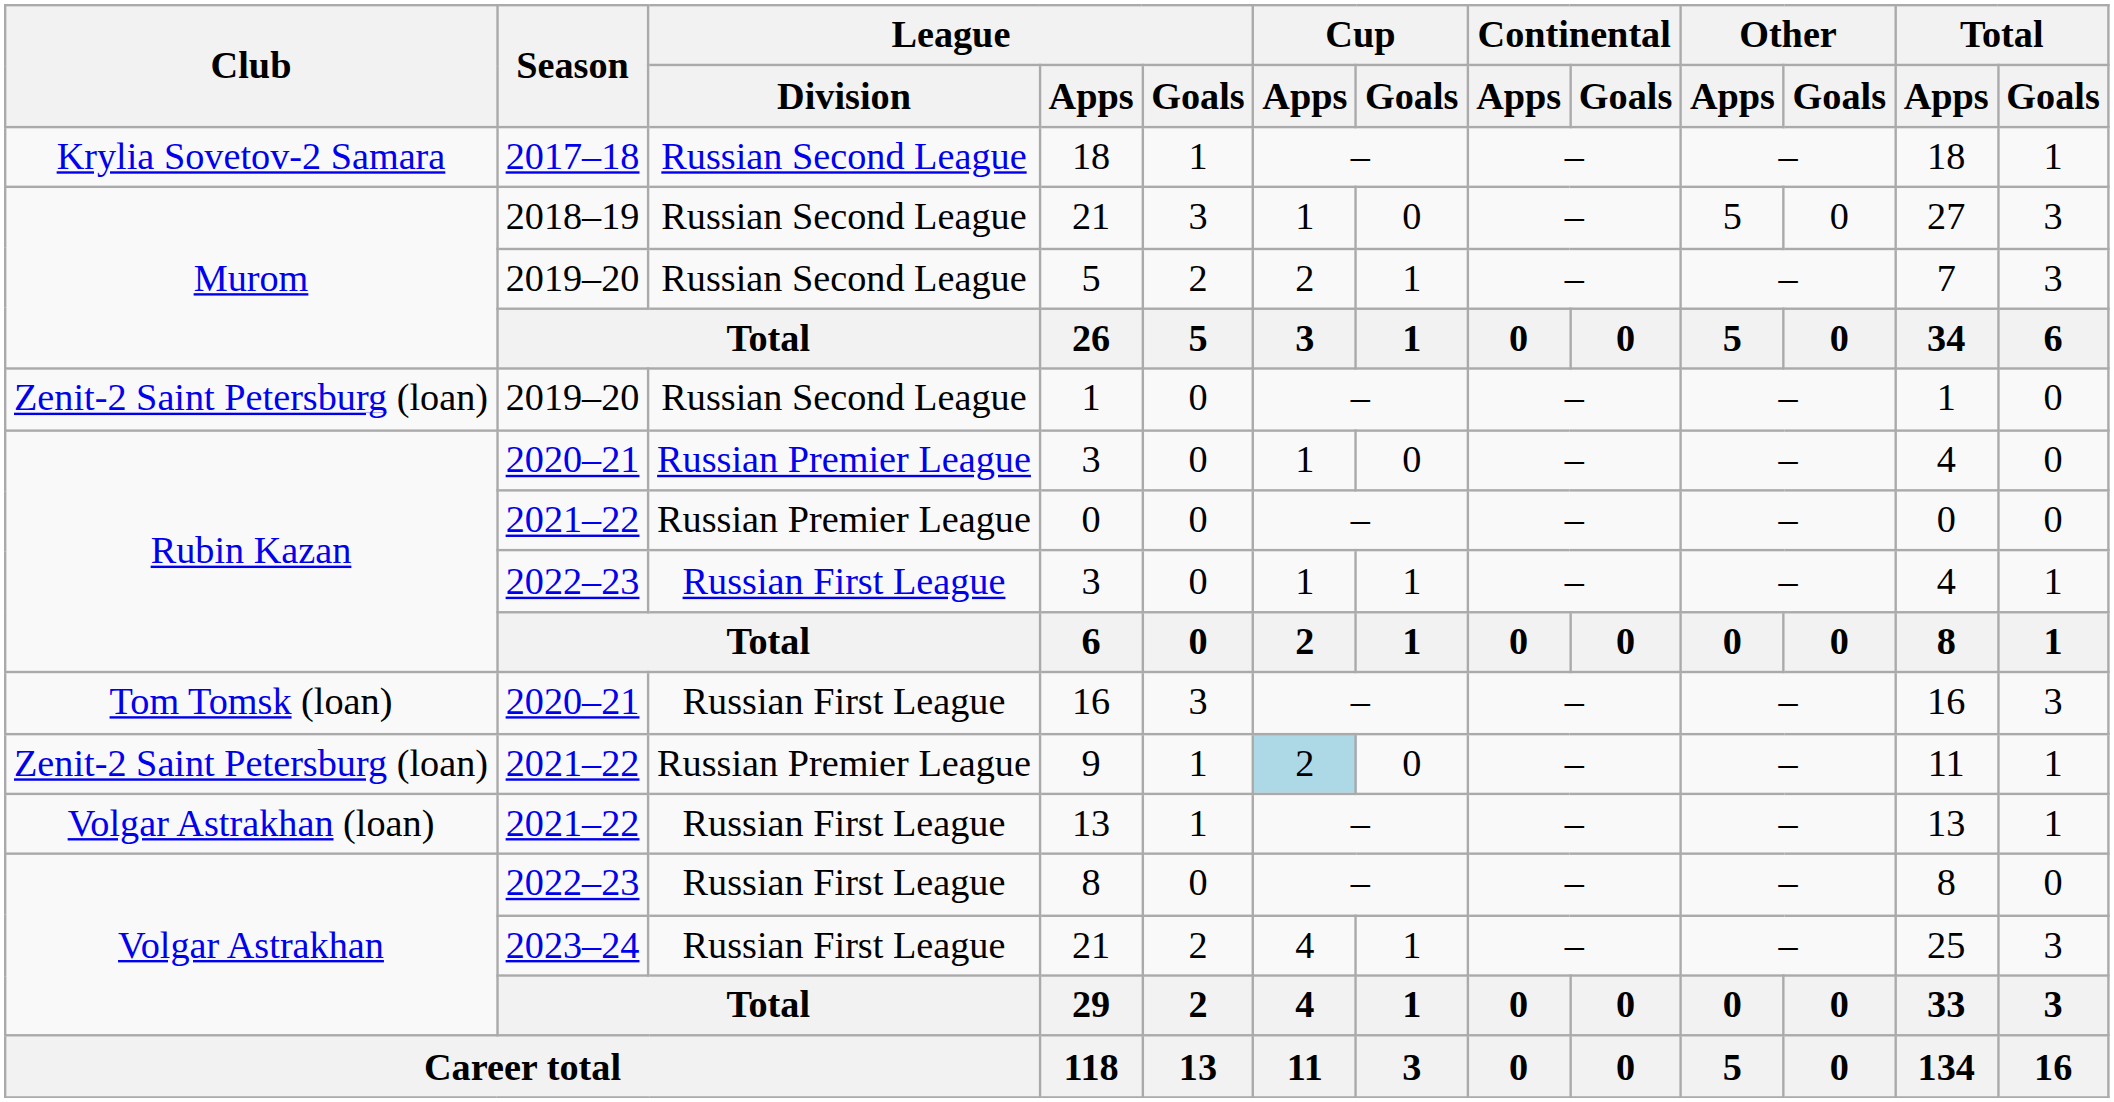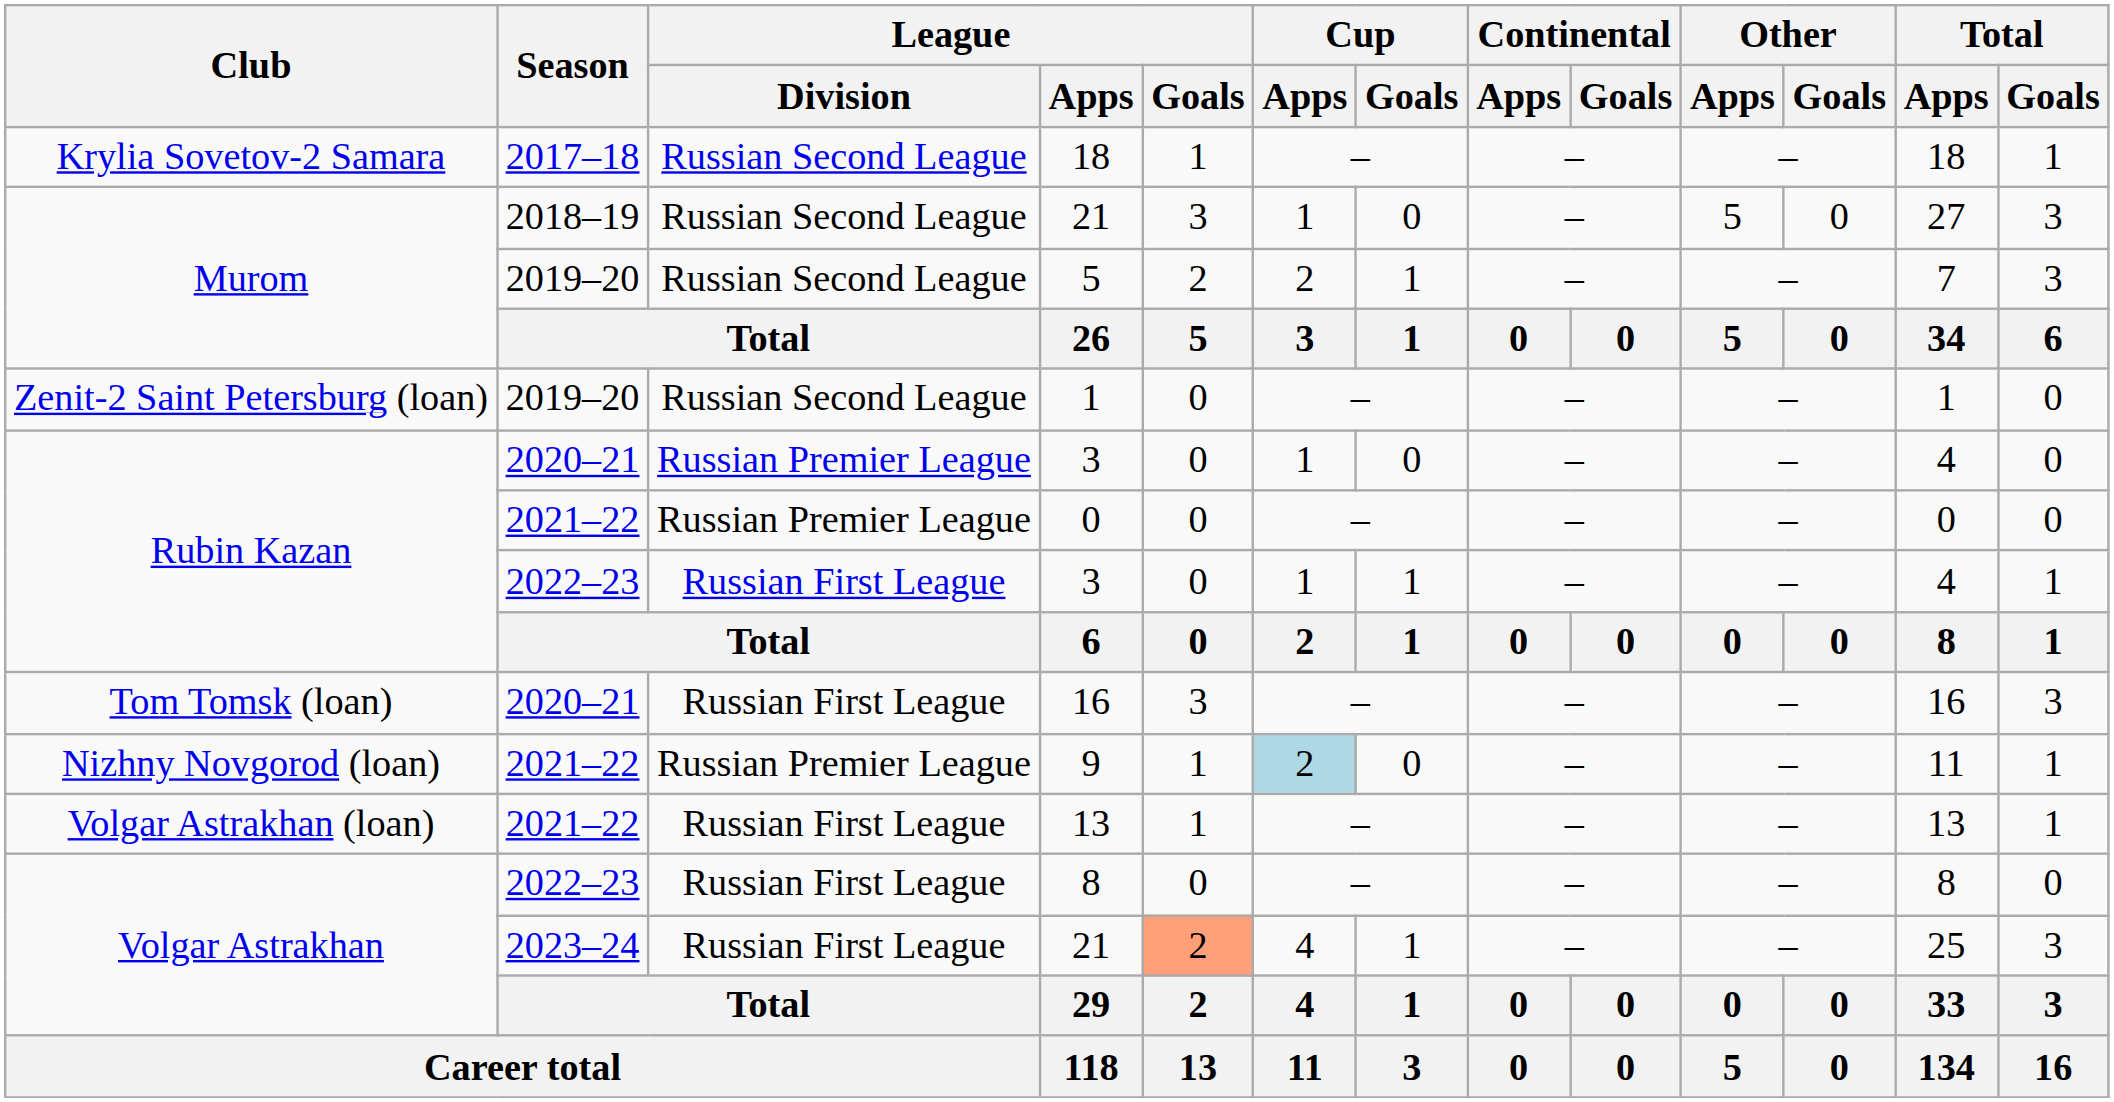(251, 762) Zenit-2 Saint Petersburg (loan) -> (251, 762) Nizhny Novgorod (loan)
(1198, 944) no background -> (1198, 944) lightsalmon background
